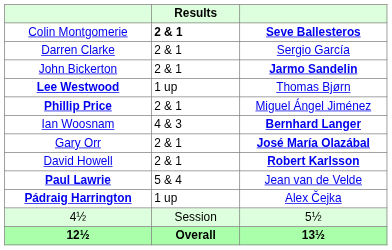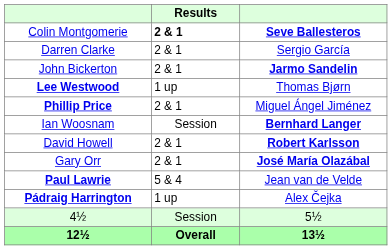(168, 124) 4 & 3 -> (196, 124) Session
rows swapped: (78, 161) <-> (78, 143)
